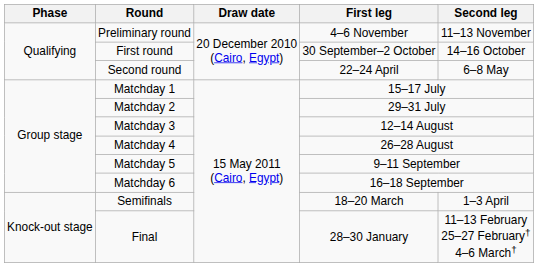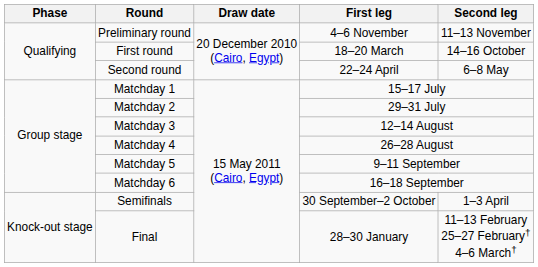(369, 51) 30 September–2 October -> (369, 51) 18–20 March
(369, 201) 18–20 March -> (369, 201) 30 September–2 October
